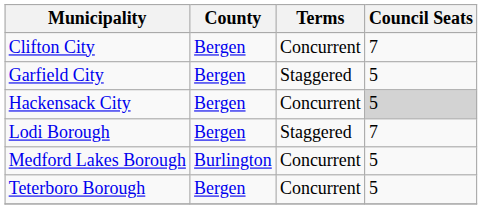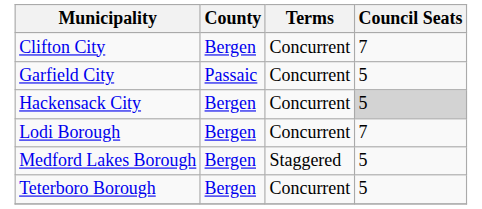(220, 75) Bergen -> (231, 75) Passaic
(316, 75) Staggered -> (310, 75) Concurrent
(316, 132) Staggered -> (310, 132) Concurrent
(233, 160) Burlington -> (230, 160) Bergen
(320, 160) Concurrent -> (305, 160) Staggered
